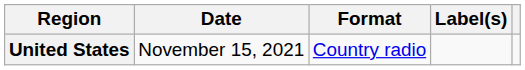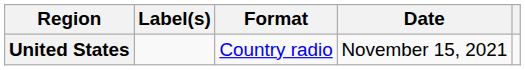columns swapped: (221, 19) <-> (471, 19)
